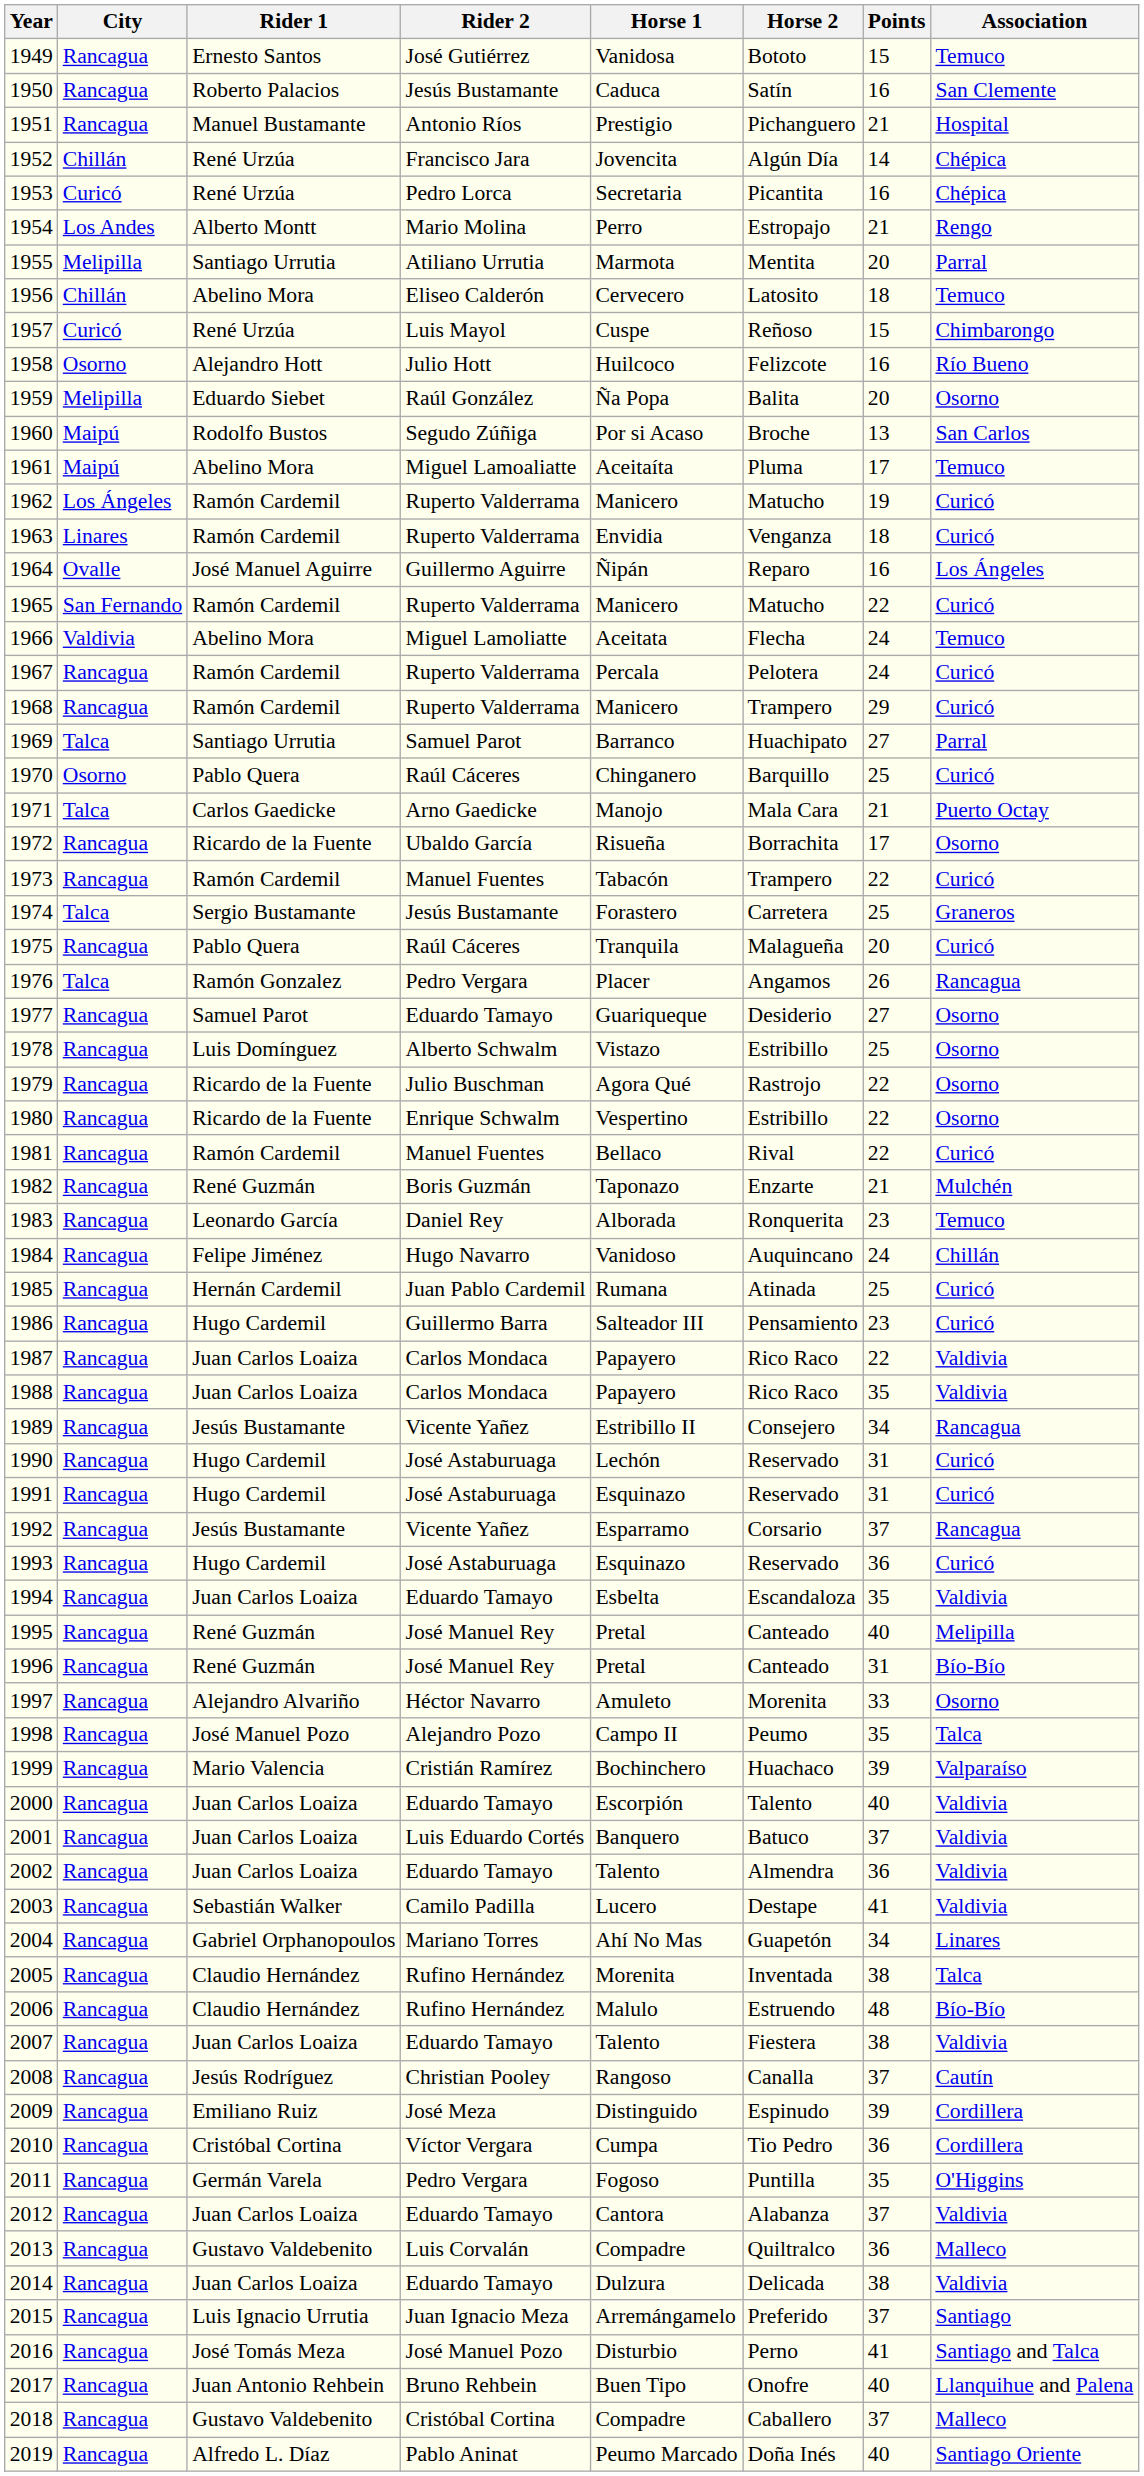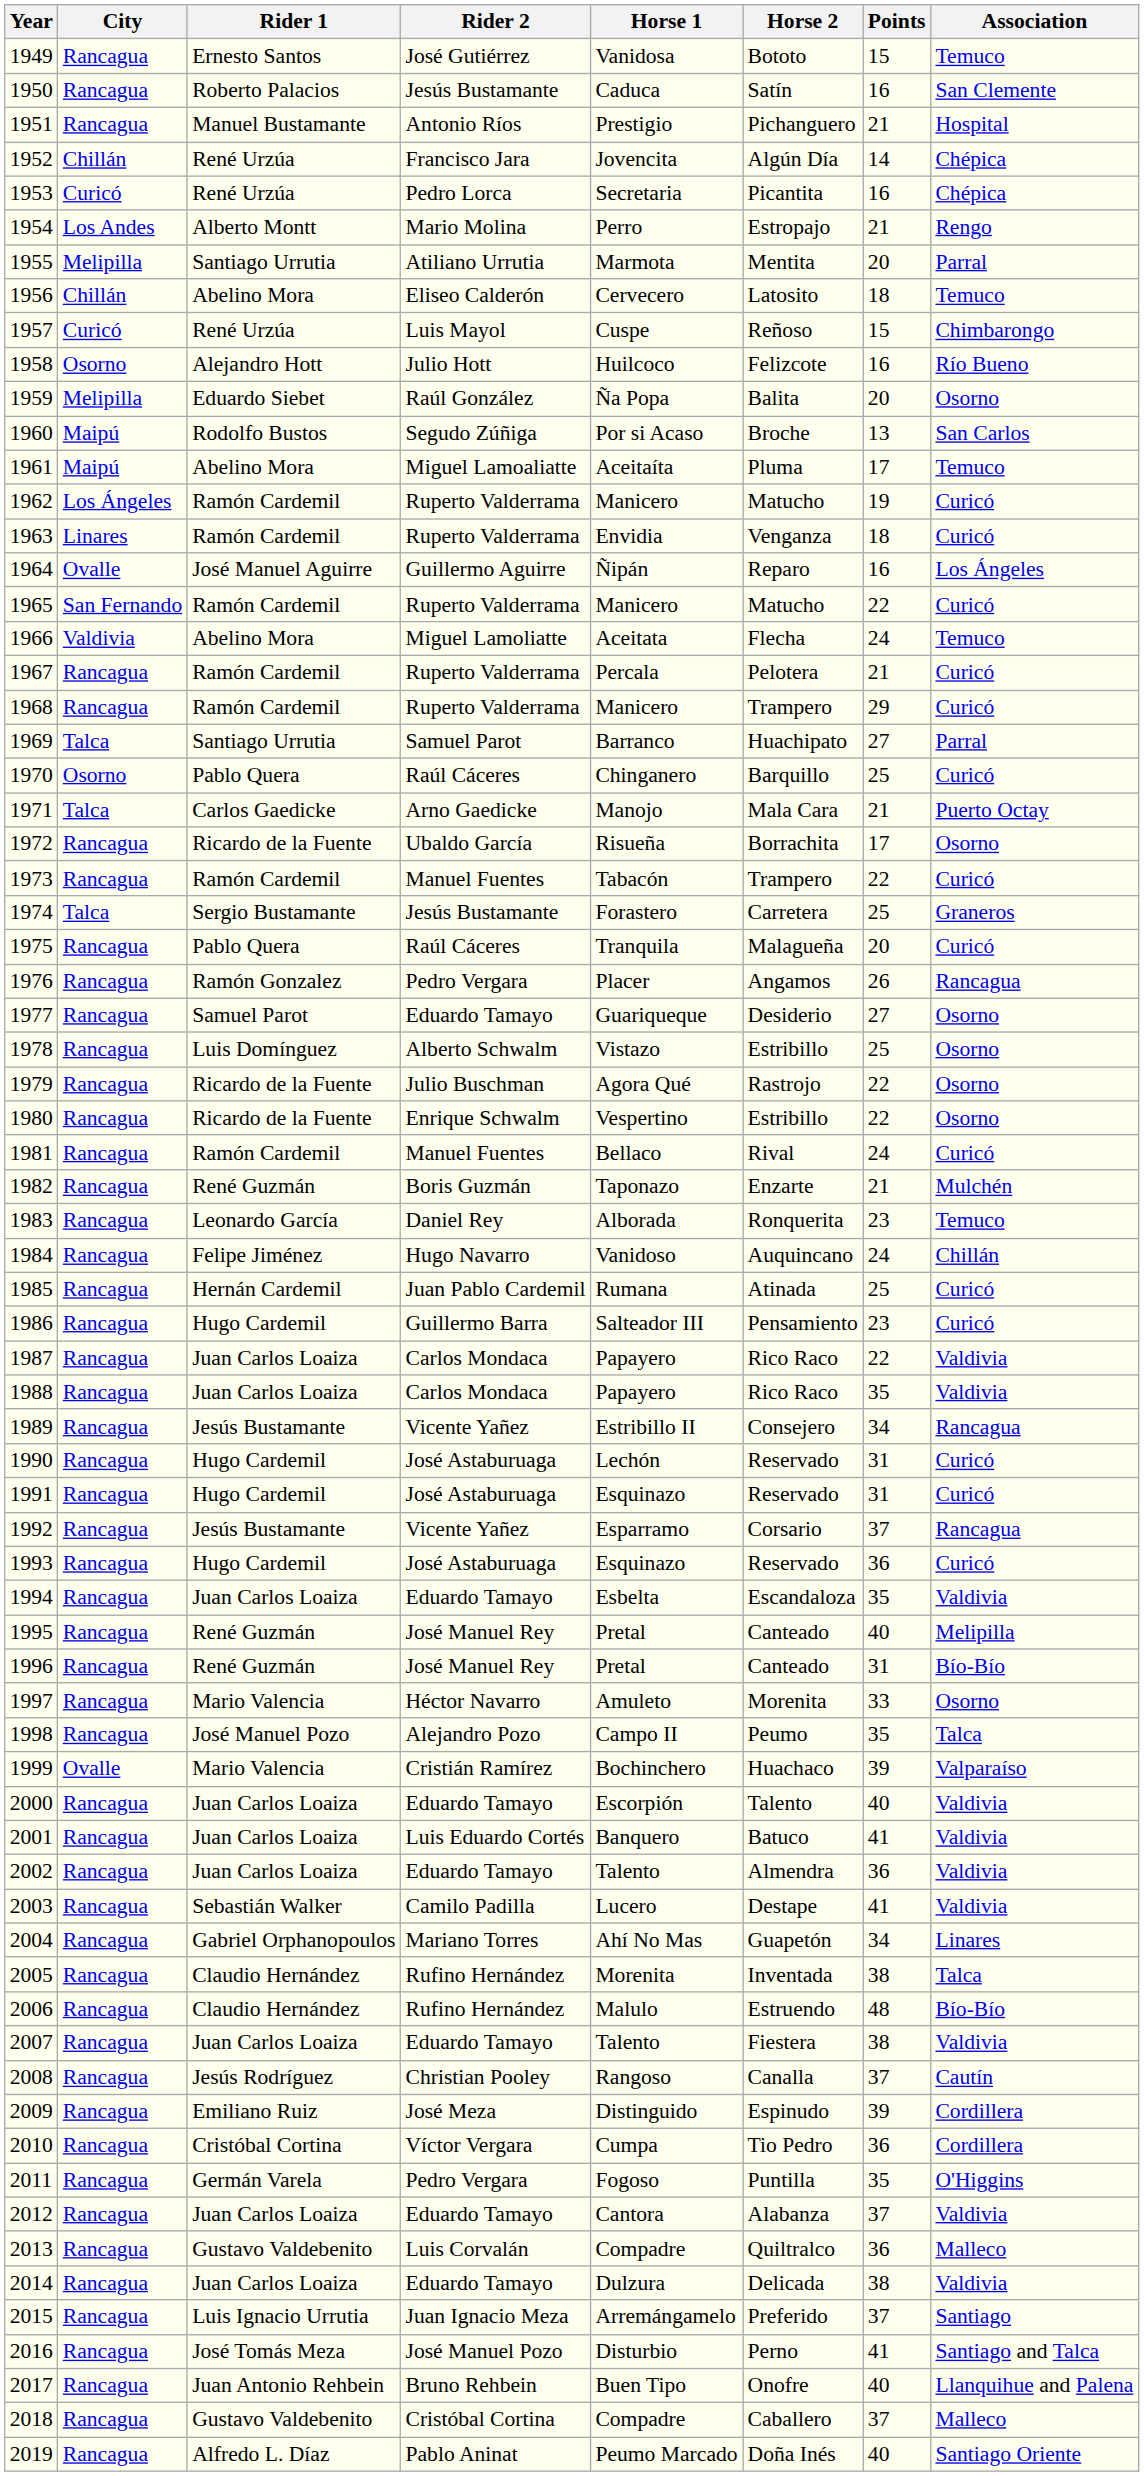(879, 672) 24 -> (879, 672) 21
(86, 980) Talca -> (105, 980) Rancagua
(879, 1152) 22 -> (879, 1152) 24
(276, 1700) Alejandro Alvariño -> (258, 1700) Mario Valencia
(105, 1768) Rancagua -> (92, 1768) Ovalle
(879, 1837) 37 -> (879, 1837) 41
